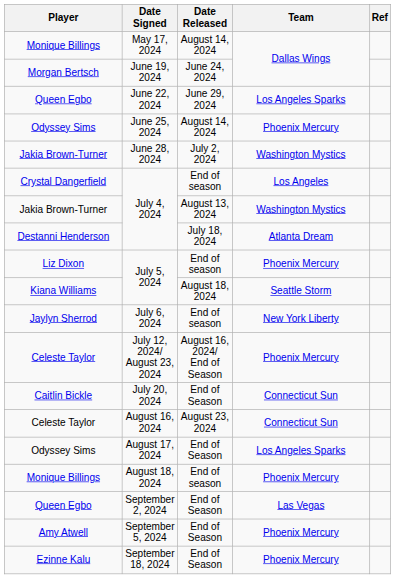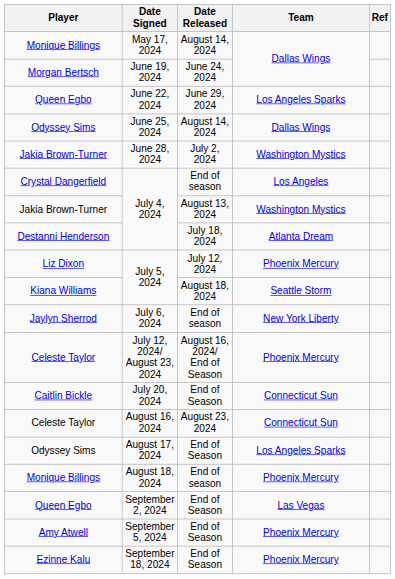(301, 127) Phoenix Mercury -> (301, 127) Dallas Wings
(205, 264) End of season -> (205, 264) July 12, 2024
